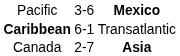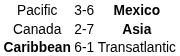rows swapped: (37, 29) <-> (37, 48)
